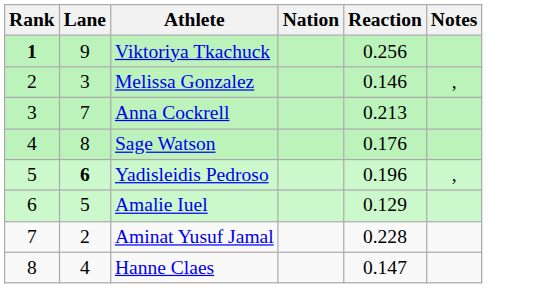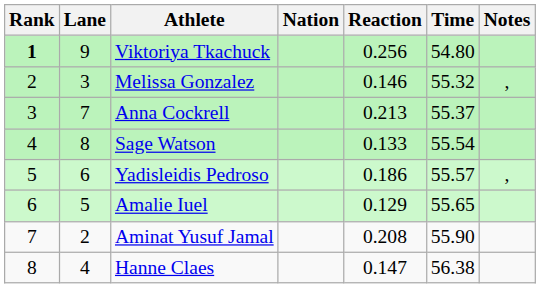+ column: (453, 19)
(385, 143) 0.176 -> (385, 143) 0.133
(85, 174) bold -> (85, 174) normal
(385, 174) 0.196 -> (385, 174) 0.186
(385, 236) 0.228 -> (385, 236) 0.208
